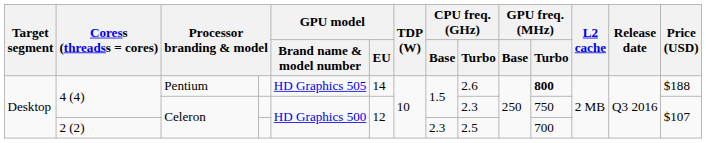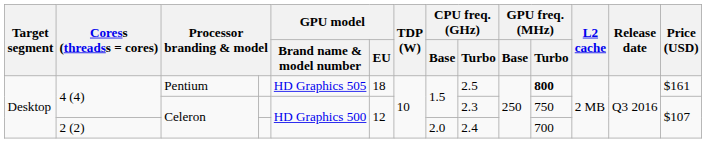(379, 86) 14 -> (379, 86) 18
(469, 86) 2.6 -> (469, 86) 2.5
(677, 86) $188 -> (677, 86) $161
(437, 127) 2.3 -> (437, 127) 2.0
(469, 127) 2.5 -> (469, 127) 2.4
